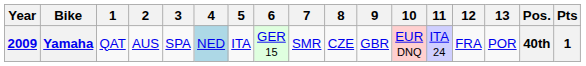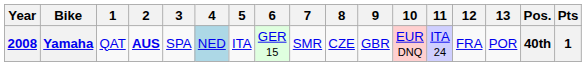(22, 44) 2009 -> (22, 44) 2008
(146, 44) normal -> (146, 44) bold
